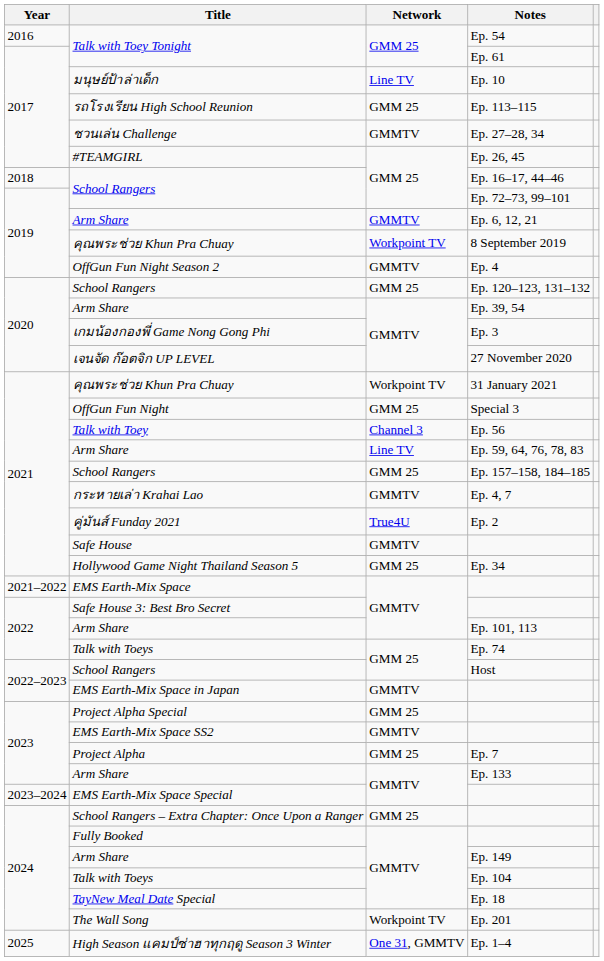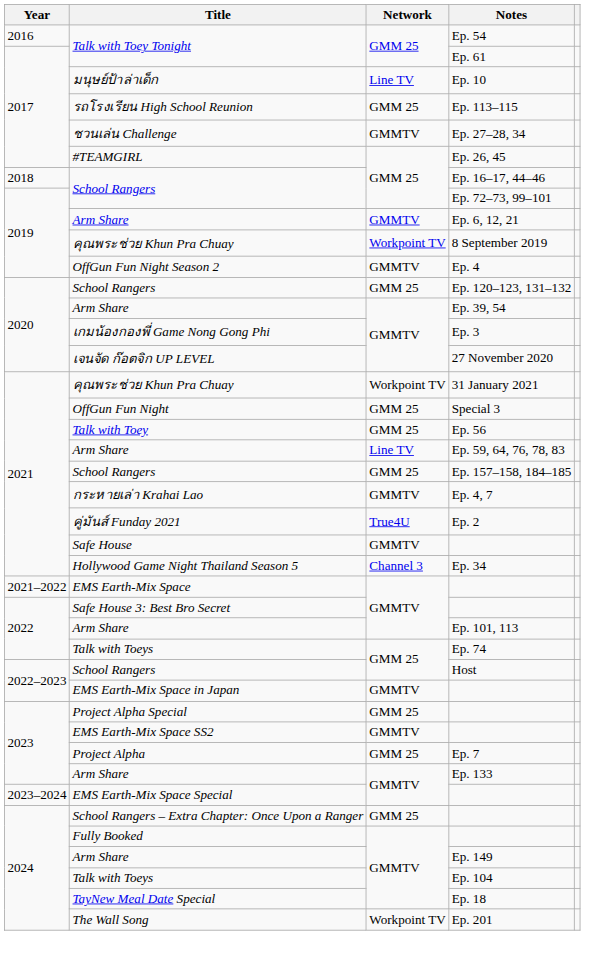(396, 429) Channel 3 -> (394, 429) GMM 25
(394, 565) GMM 25 -> (396, 565) Channel 3
- row: (202, 943)
